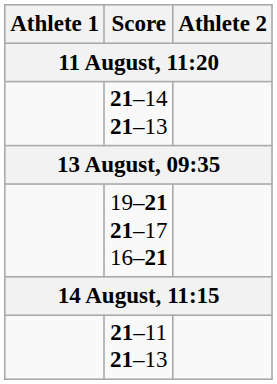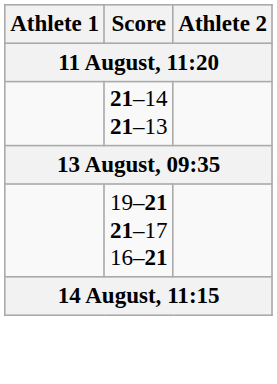- row: (139, 347)
